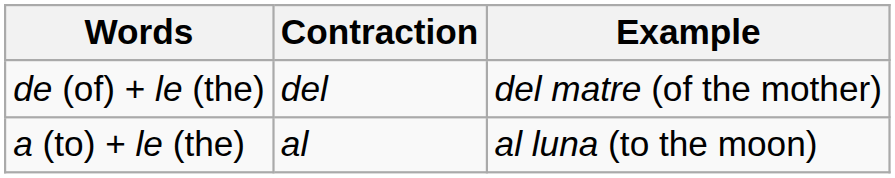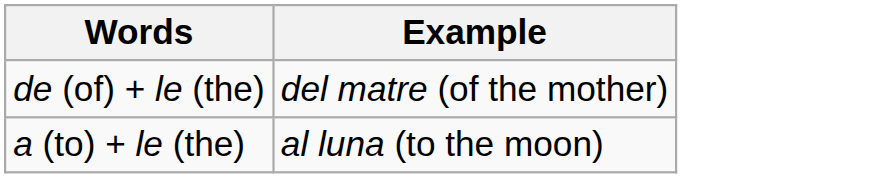- column: (380, 32)
